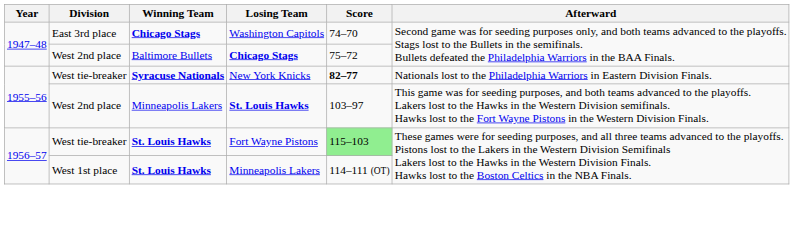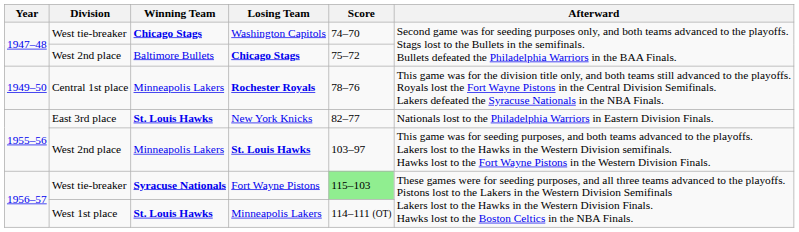(84, 33) East 3rd place -> (89, 33) West tie-breaker
+ row: (273, 87)
(89, 75) West tie-breaker -> (84, 118) East 3rd place
(178, 75) Syracuse Nationals -> (173, 118) St. Louis Hawks
(344, 75) bold -> (345, 118) normal
(171, 141) St. Louis Hawks -> (180, 185) Syracuse Nationals
